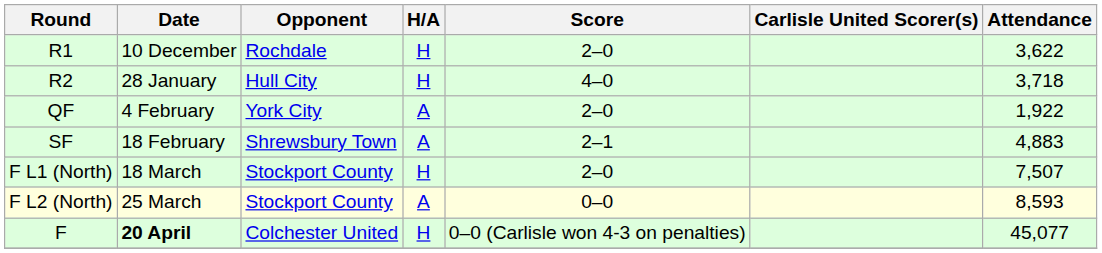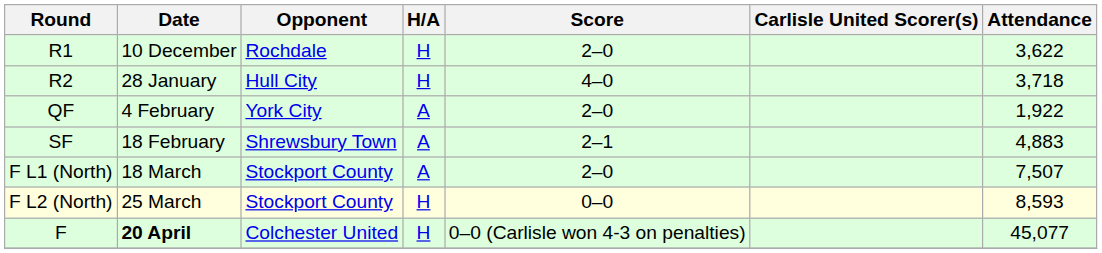(423, 171) H -> (423, 171) A
(423, 202) A -> (423, 202) H
